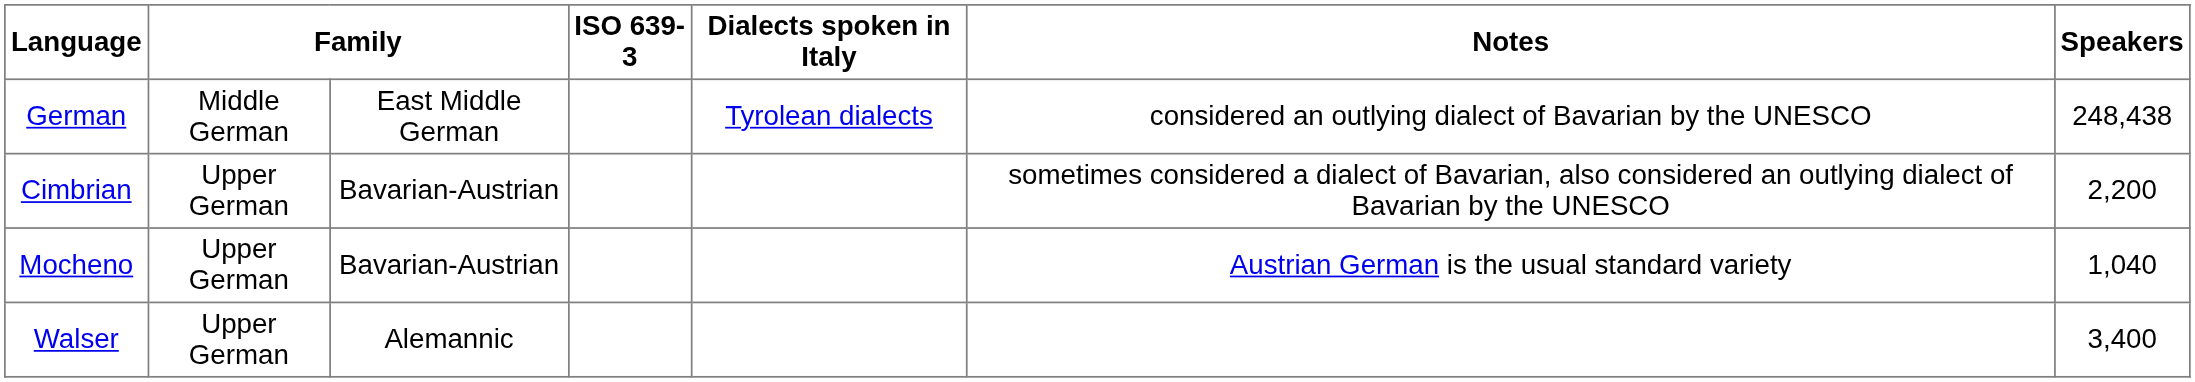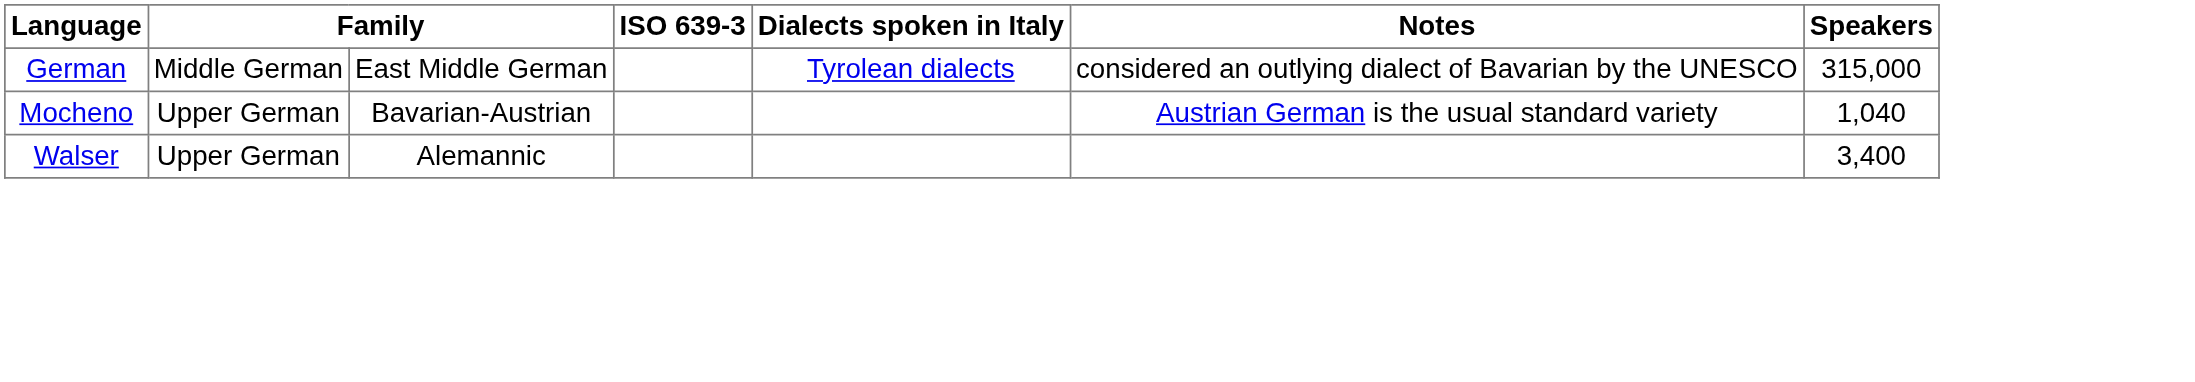(2122, 116) 248,438 -> (1871, 69) 315,000
- row: (76, 190)
